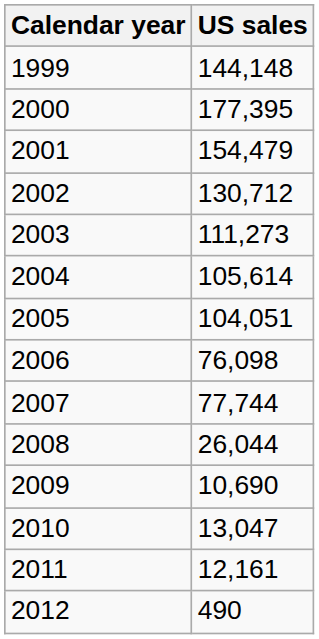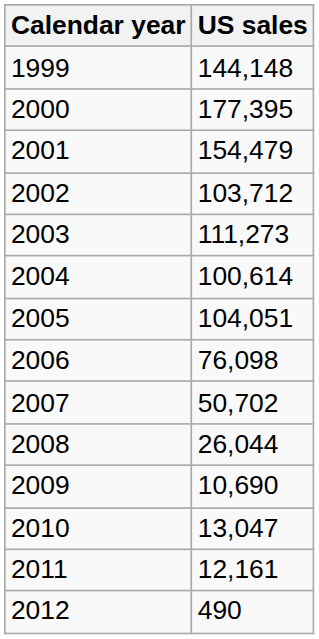(245, 192) 130,712 -> (245, 192) 103,712
(245, 276) 105,614 -> (245, 276) 100,614
(238, 402) 77,744 -> (238, 402) 50,702
